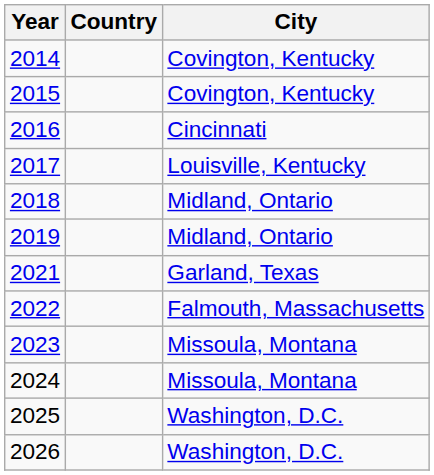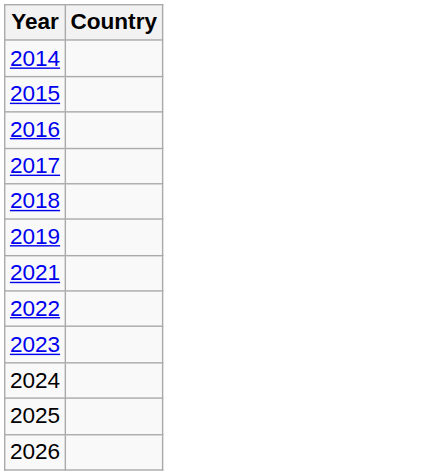- column: (296, 22)
